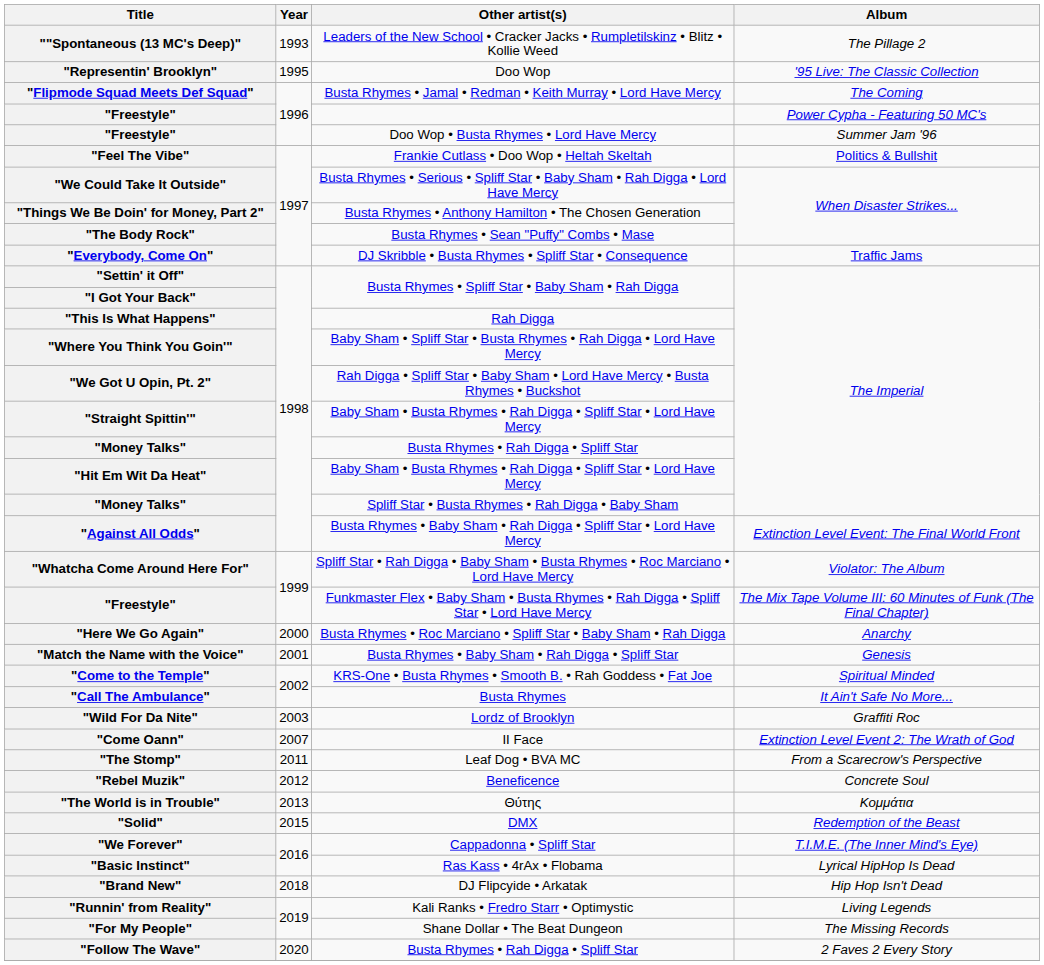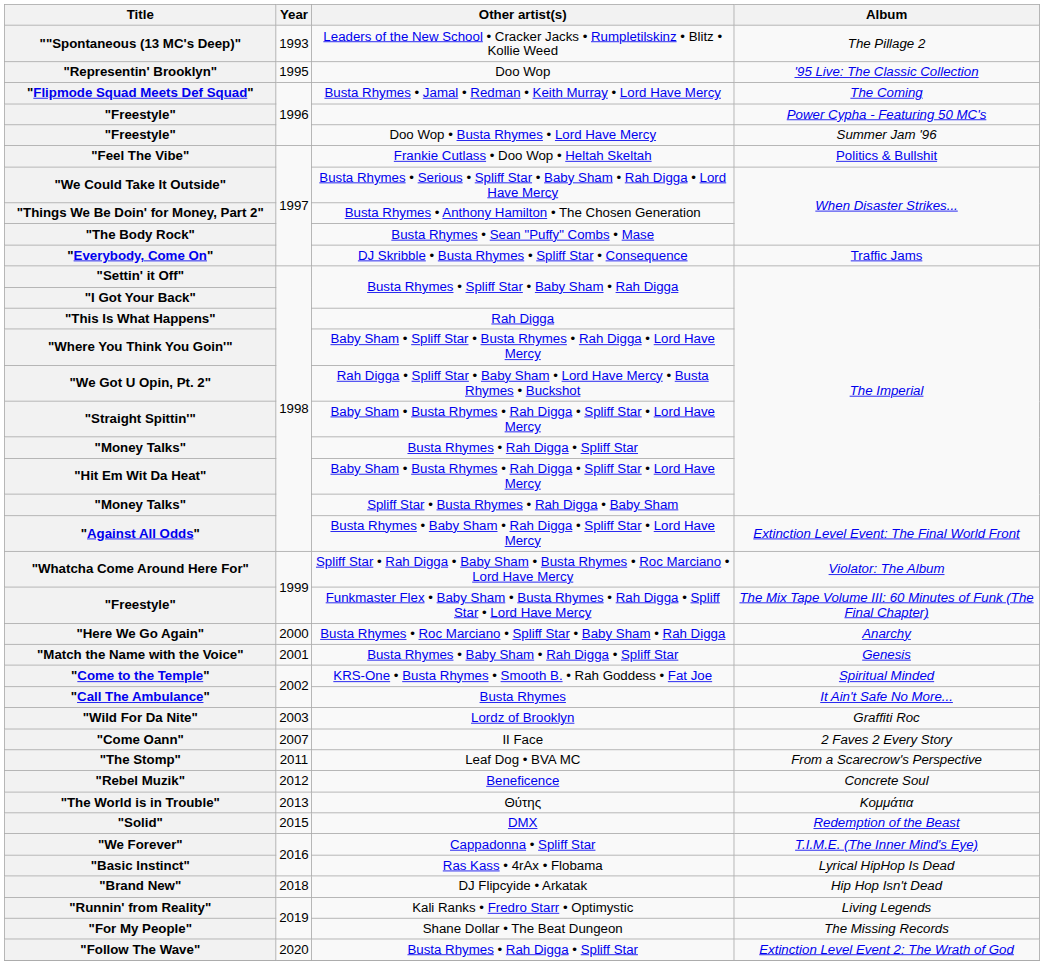(887, 739) Extinction Level Event 2: The Wrath of God -> (887, 739) 2 Faves 2 Every Story
(887, 949) 2 Faves 2 Every Story -> (887, 949) Extinction Level Event 2: The Wrath of God
